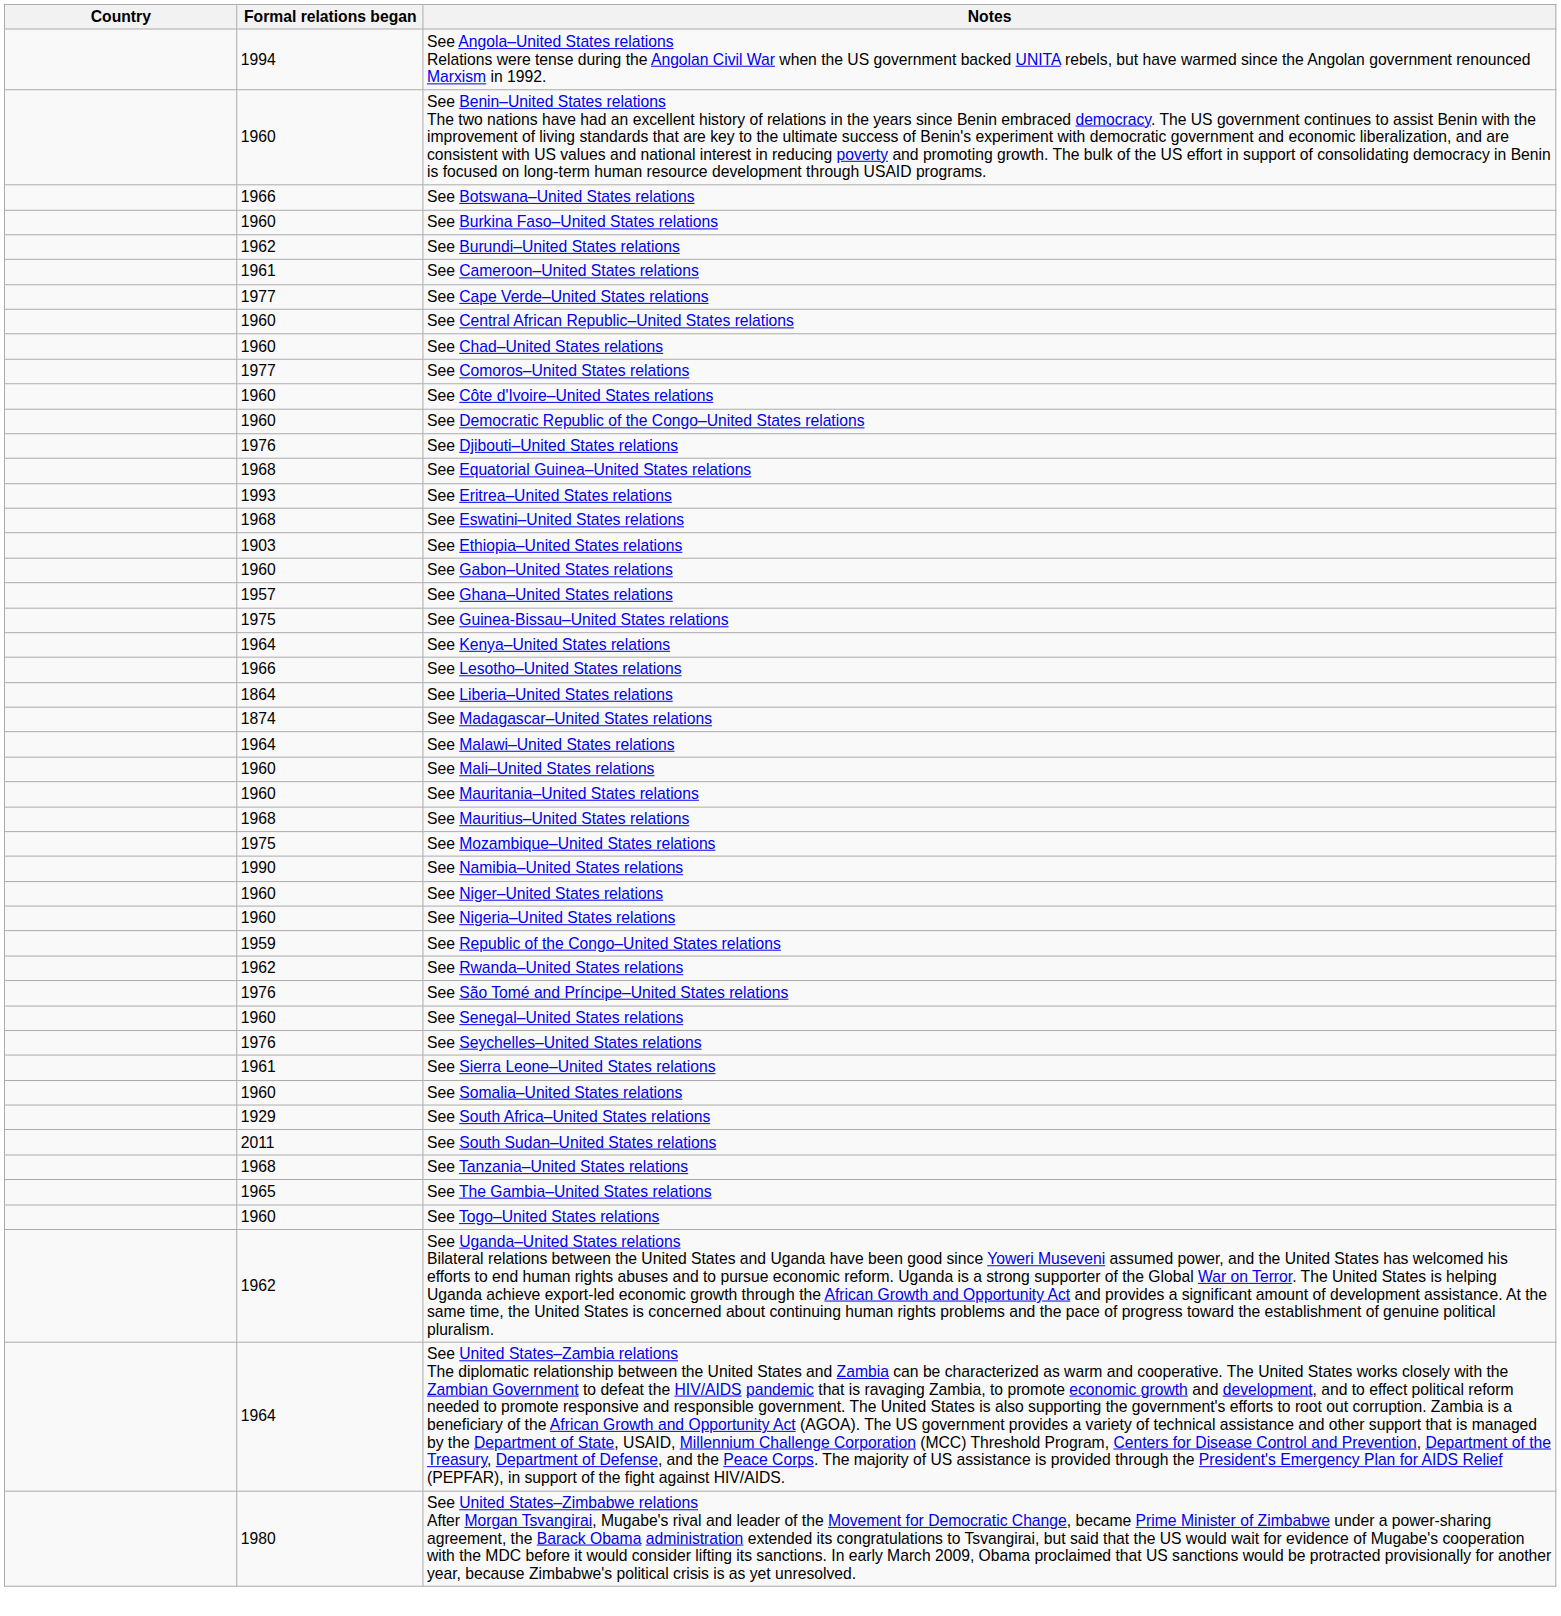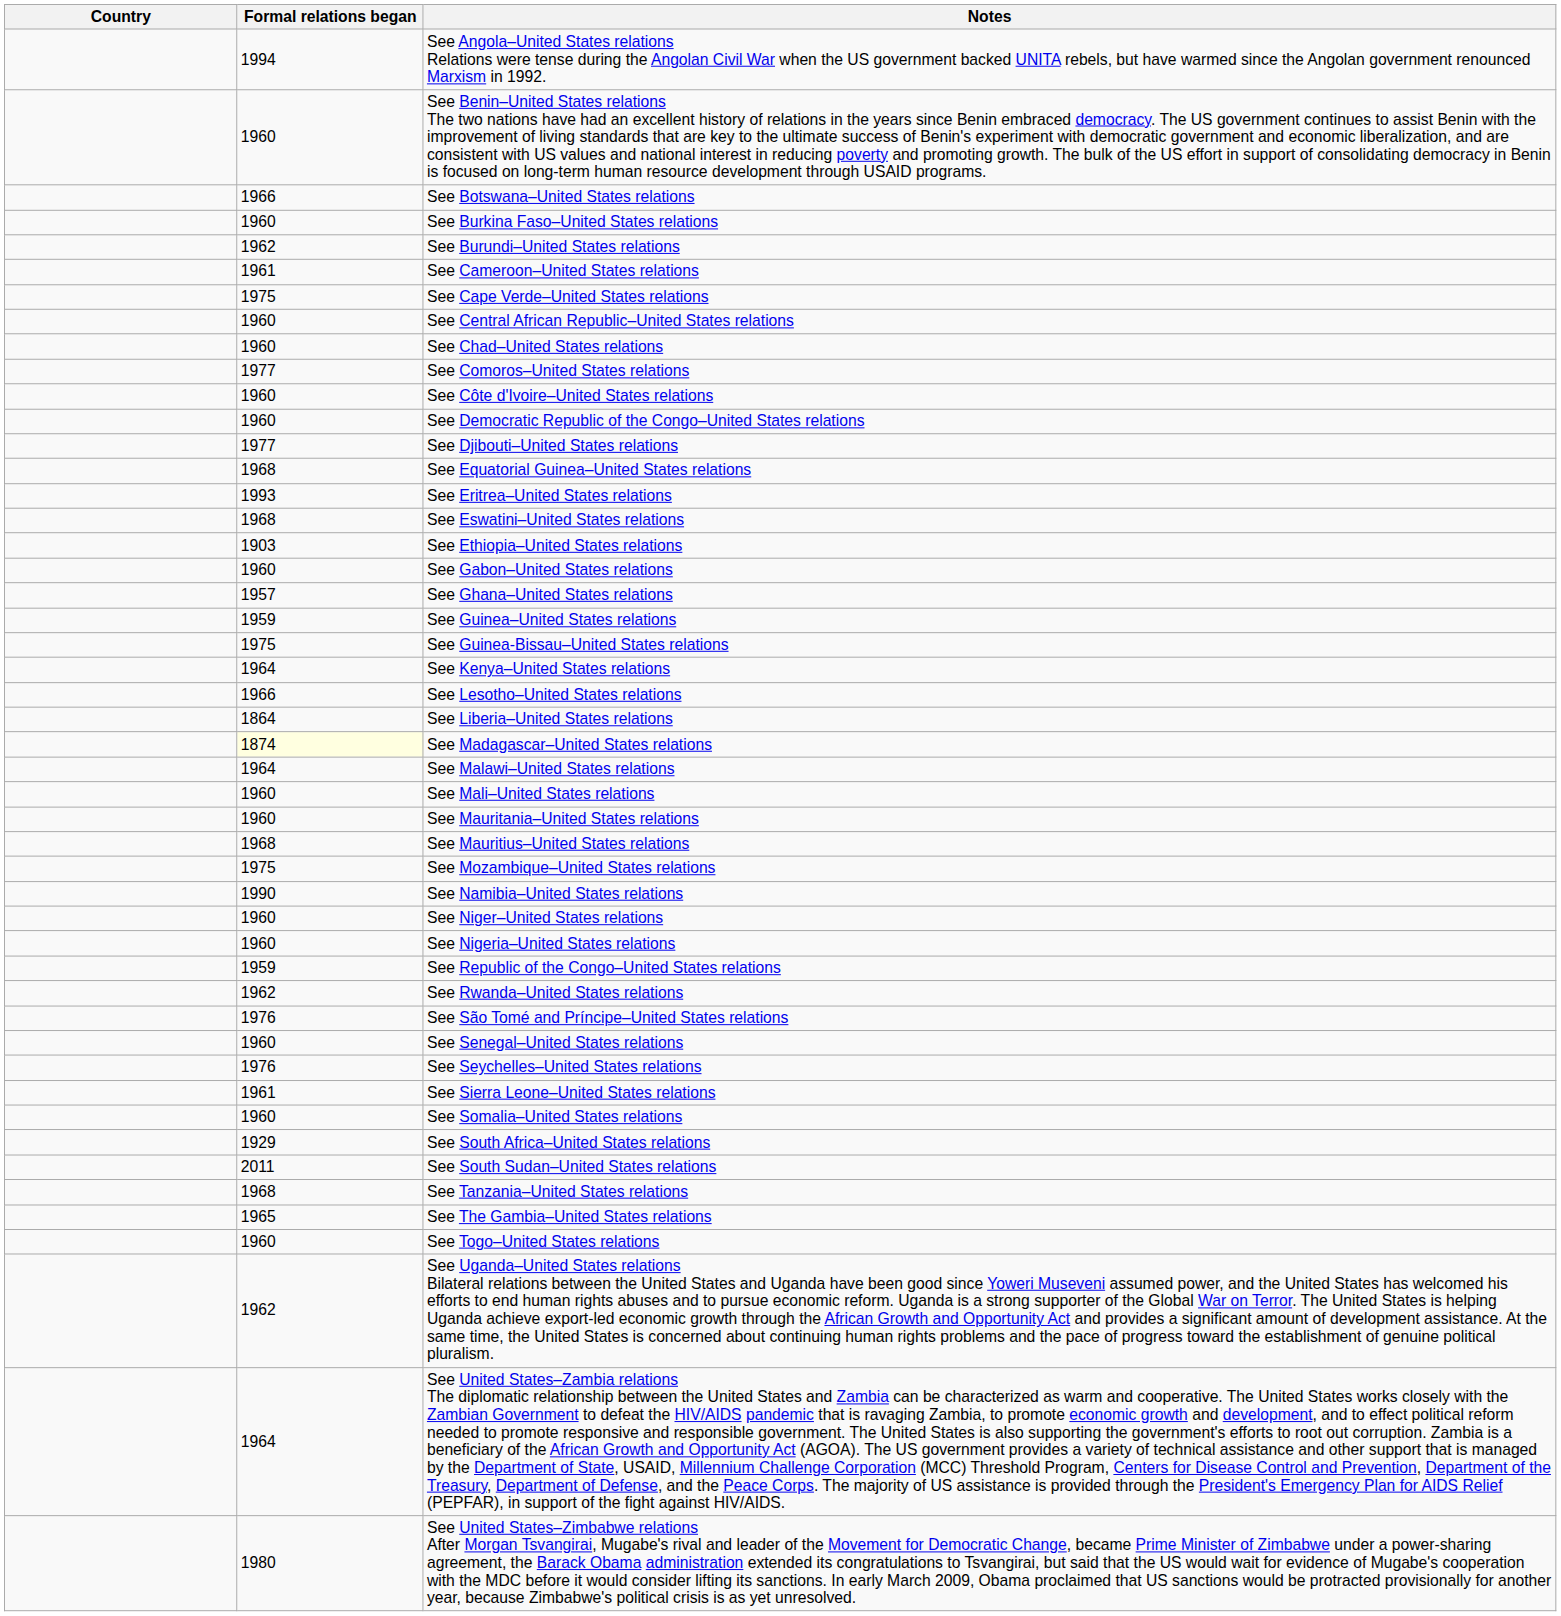(258, 296) 1977 -> (258, 296) 1975
(258, 446) 1976 -> (258, 446) 1977
+ row: (552, 620)
(258, 719) no background -> (258, 744) lightyellow background
